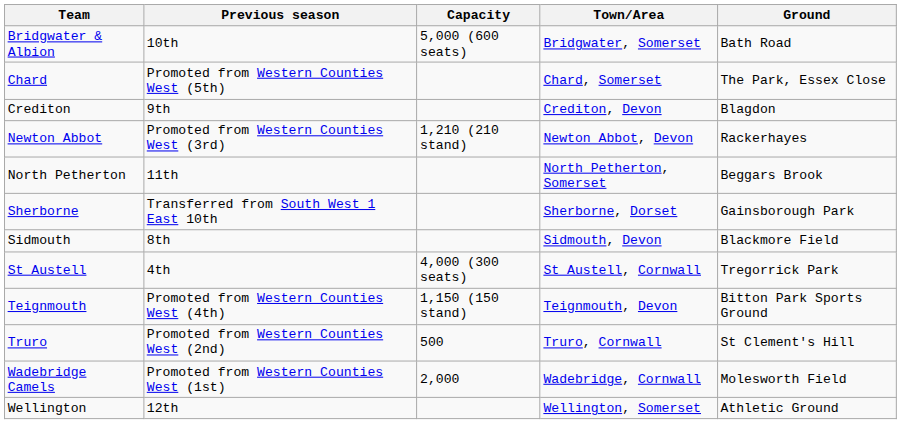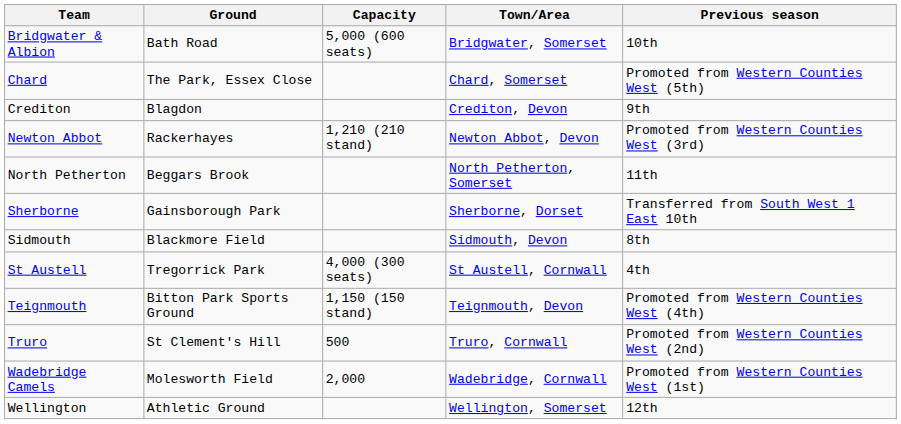columns swapped: (807, 15) <-> (280, 15)
